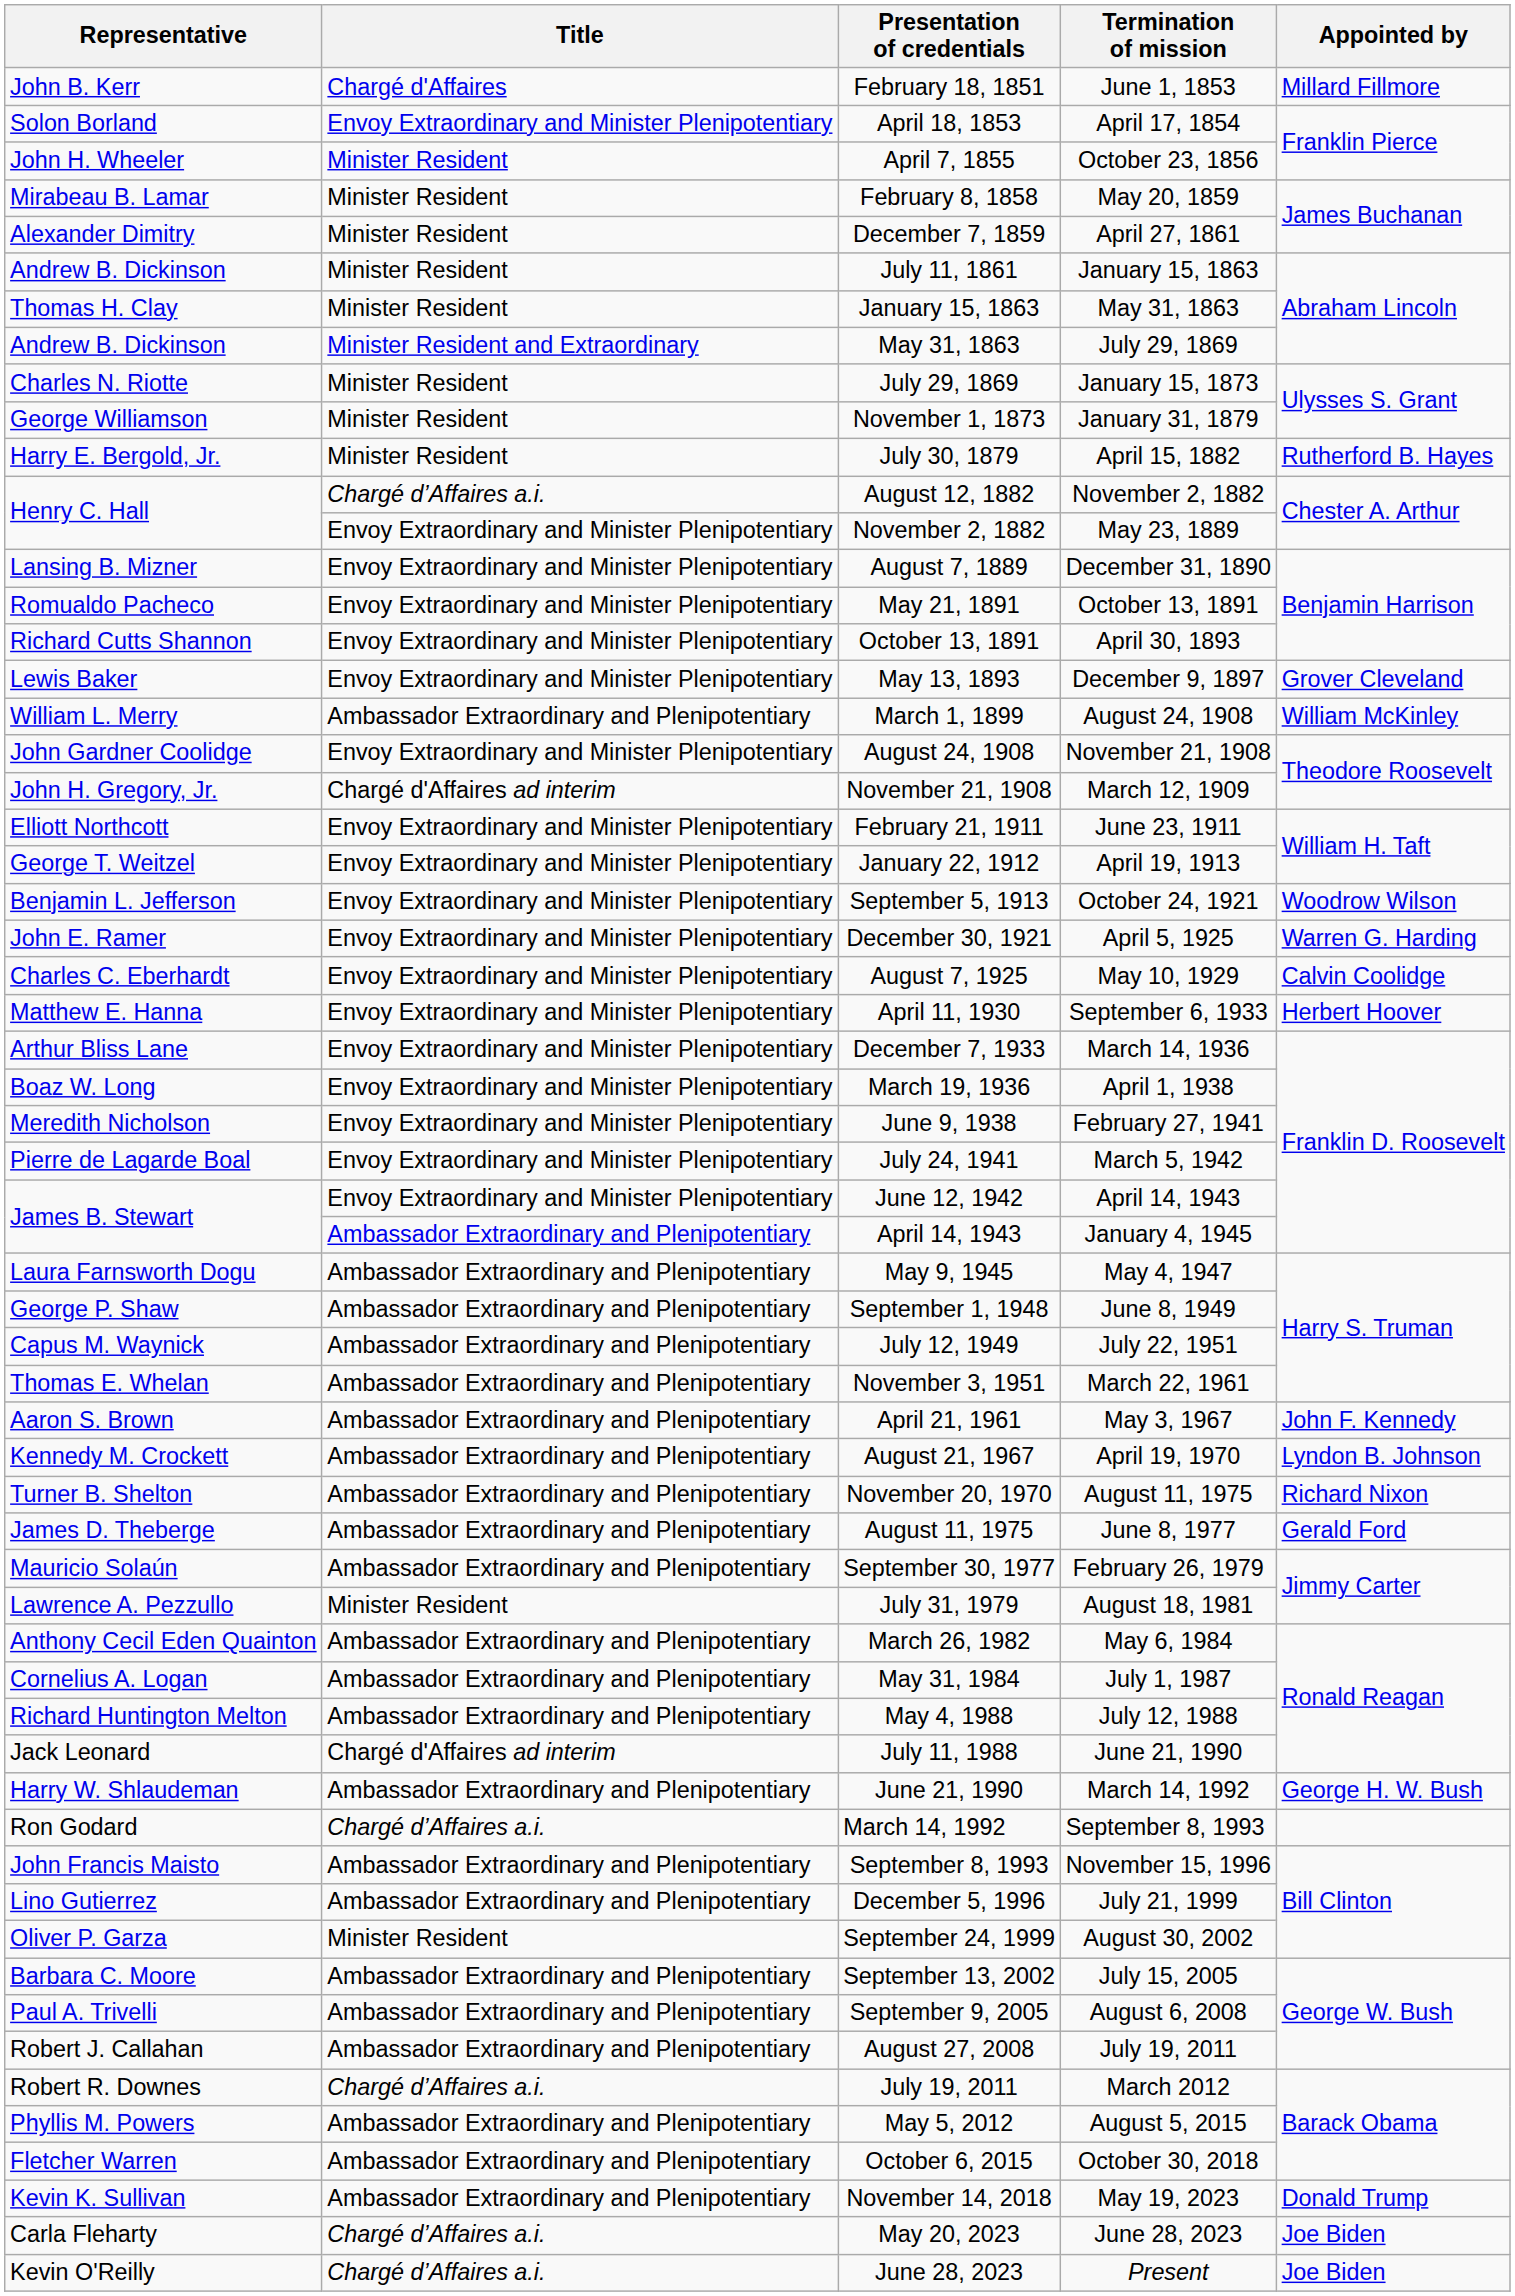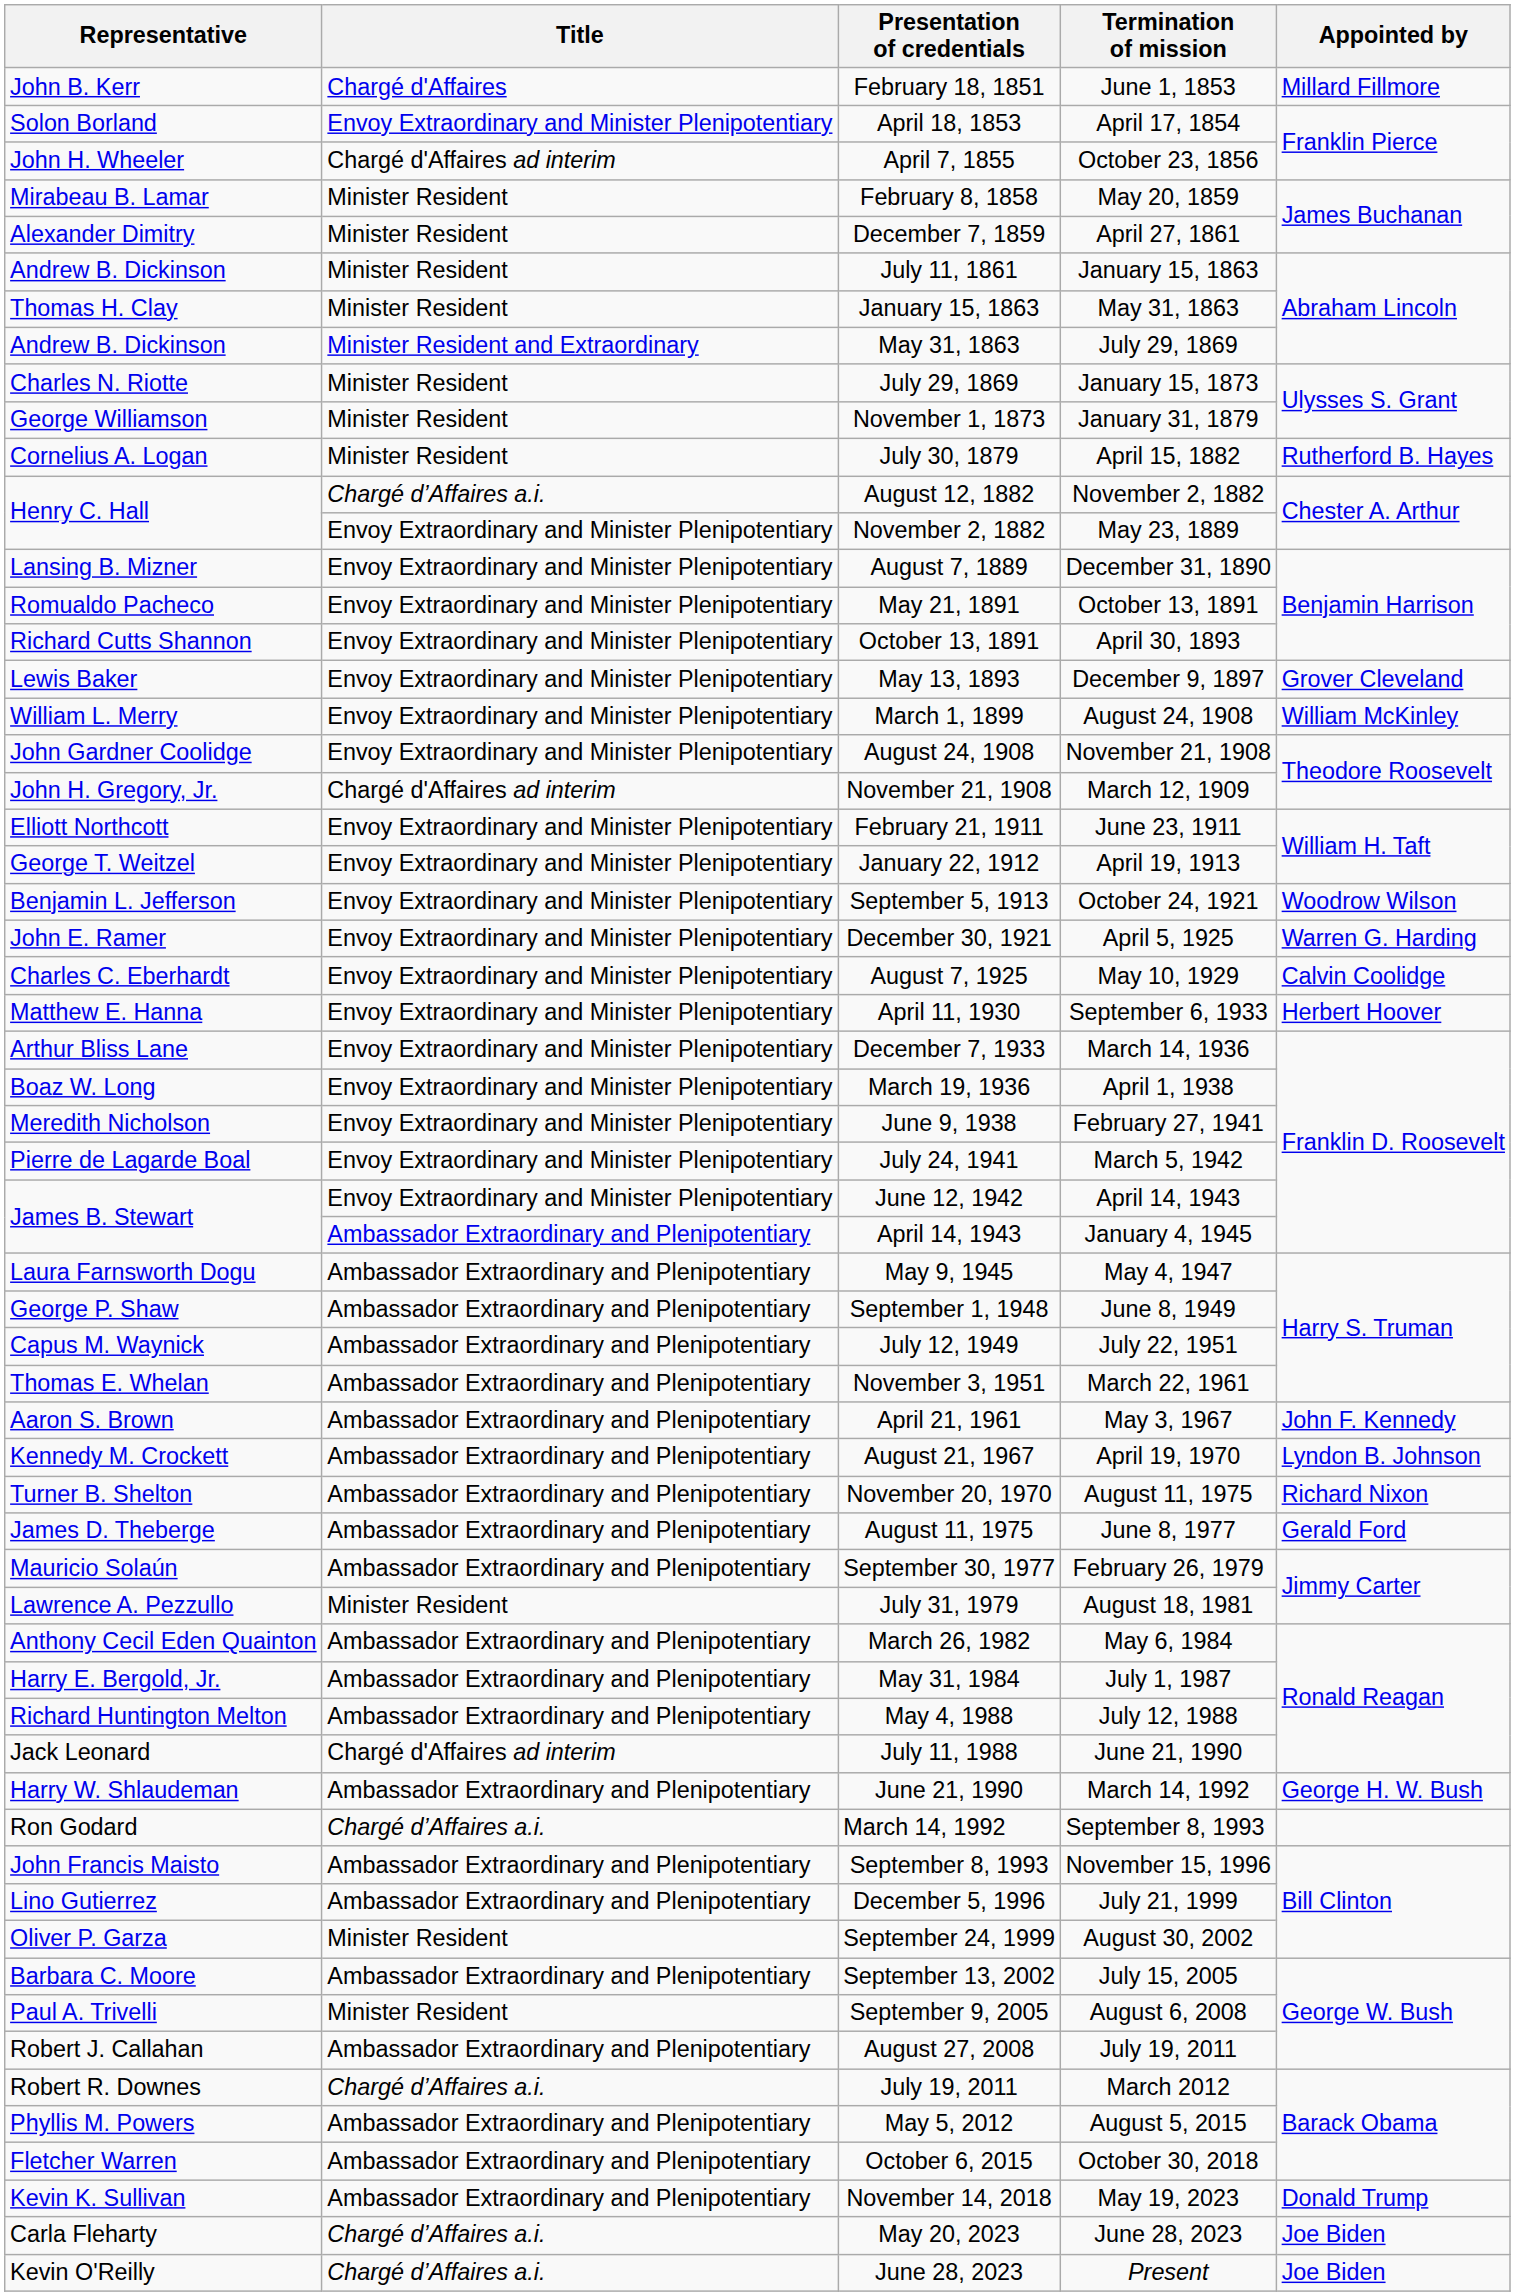(418, 160) Minister Resident -> (472, 160) Chargé d'Affaires ad interim
(115, 456) Harry E. Bergold, Jr. -> (109, 456) Cornelius A. Logan
(569, 716) Ambassador Extraordinary and Plenipotentiary -> (580, 716) Envoy Extraordinary and Minister Plenipotentiary
(109, 1679) Cornelius A. Logan -> (115, 1679) Harry E. Bergold, Jr.
(569, 2012) Ambassador Extraordinary and Plenipotentiary -> (418, 2012) Minister Resident
